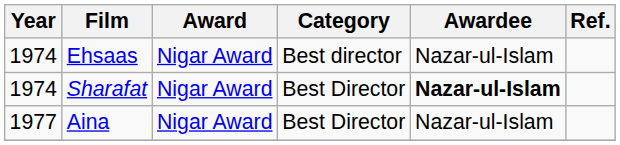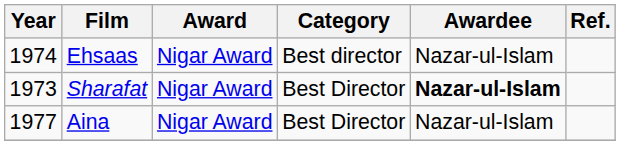(33, 88) 1974 -> (33, 88) 1973
